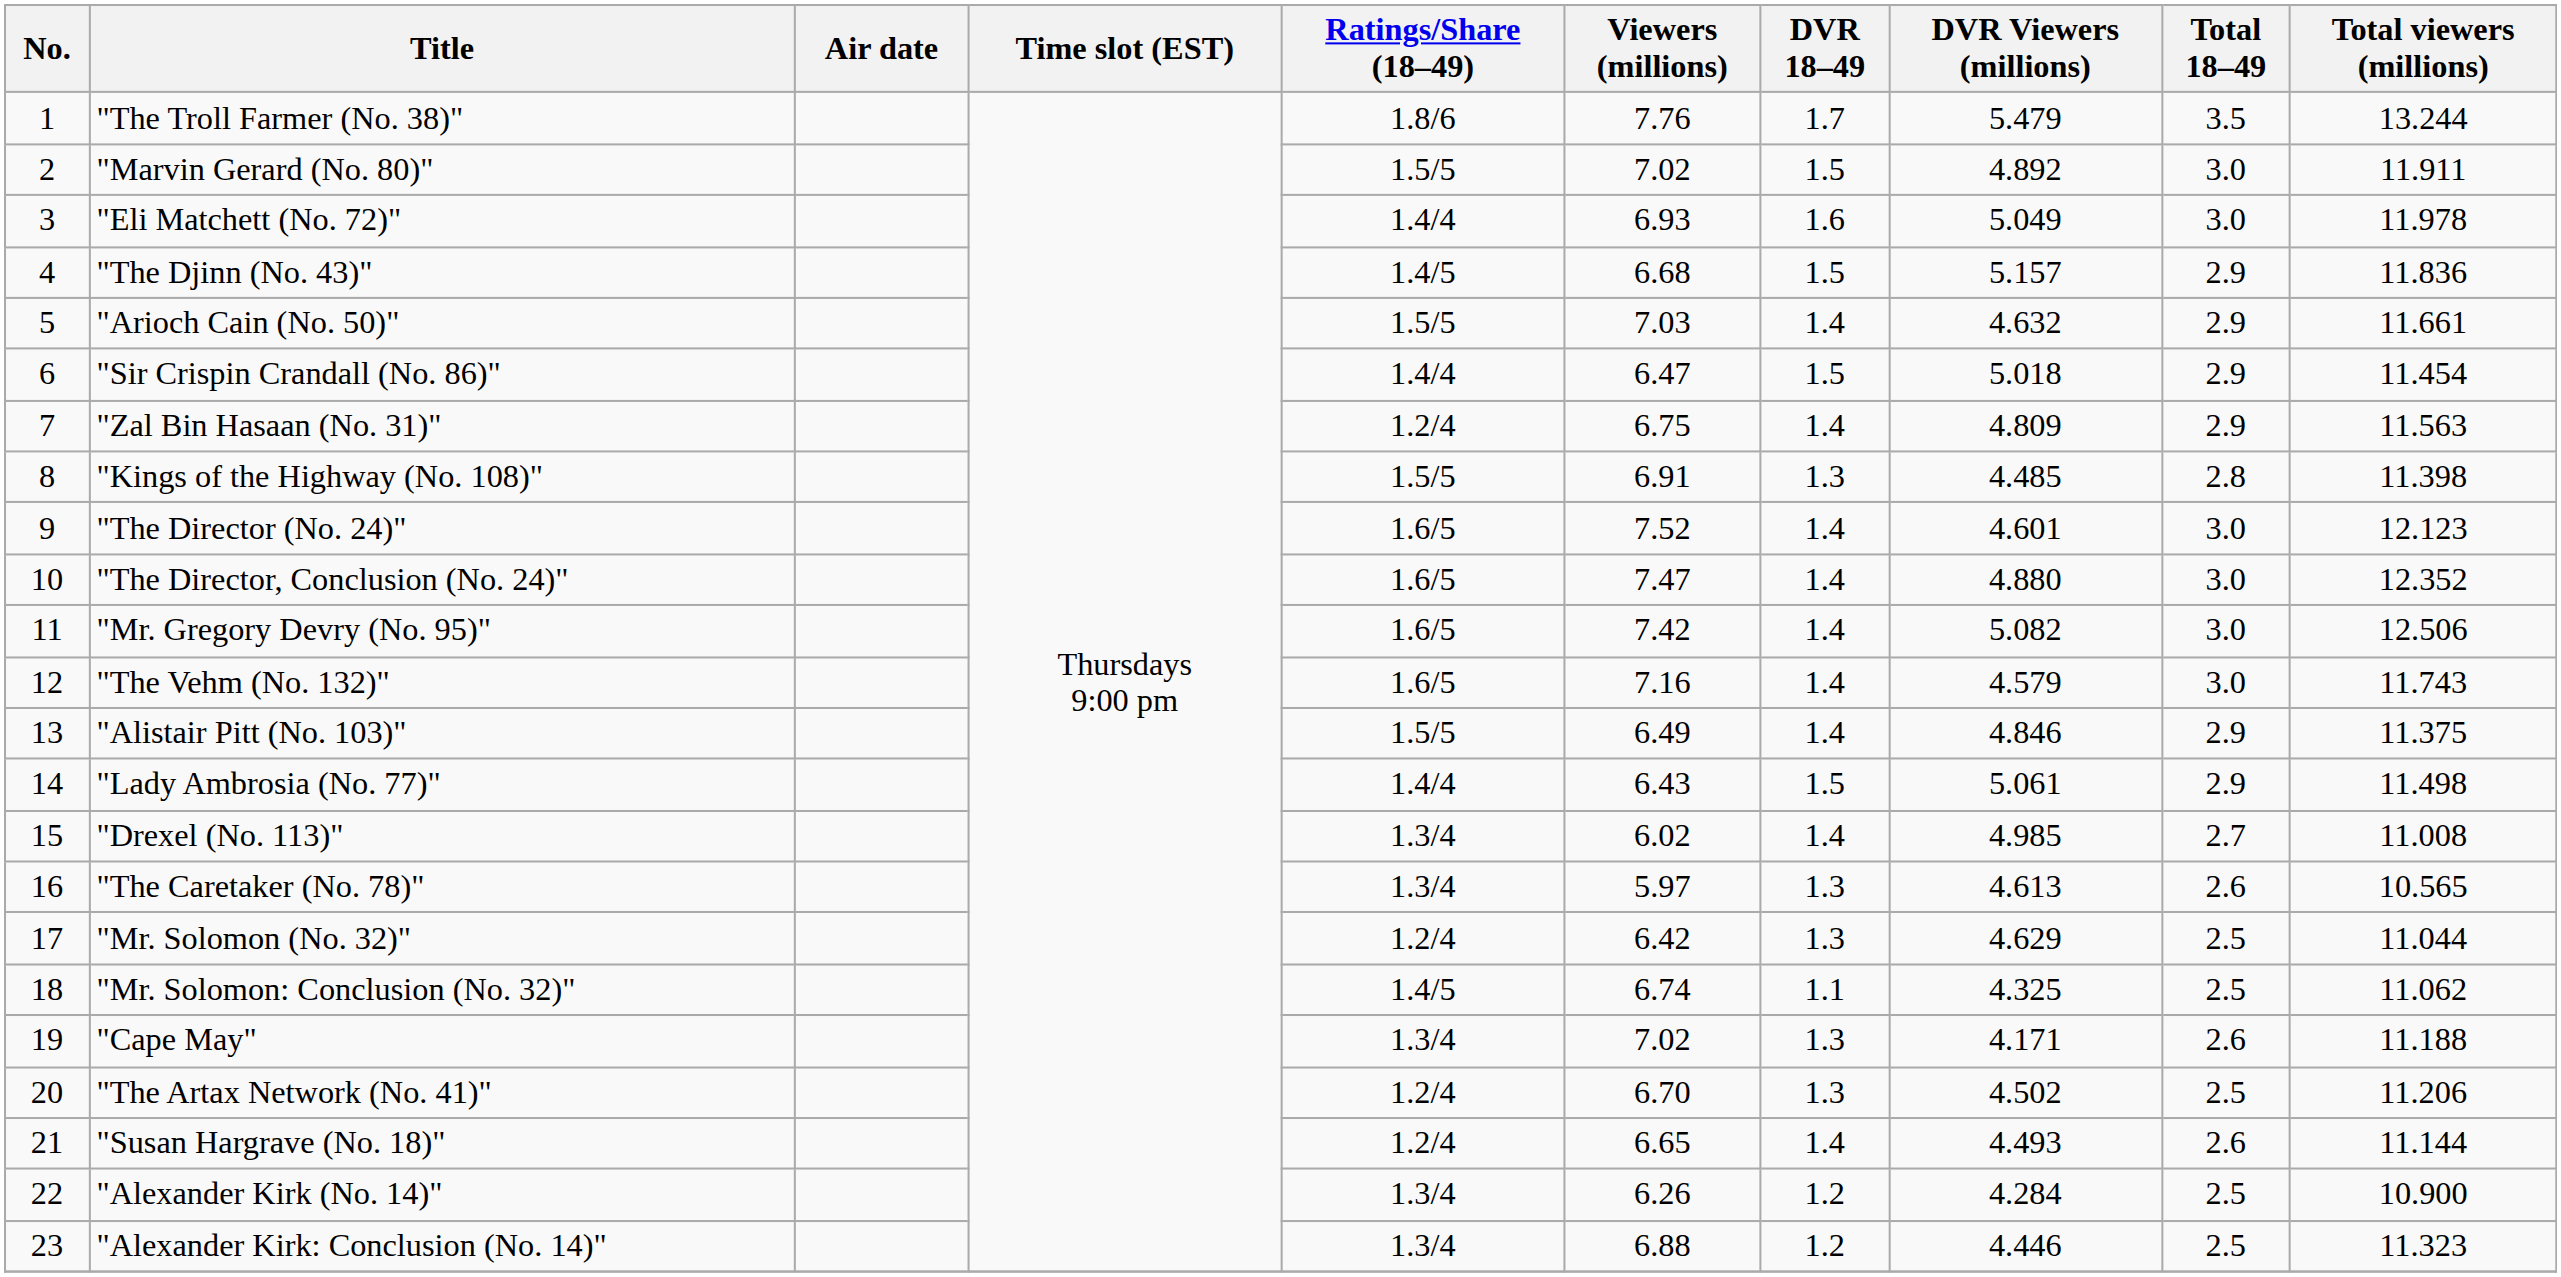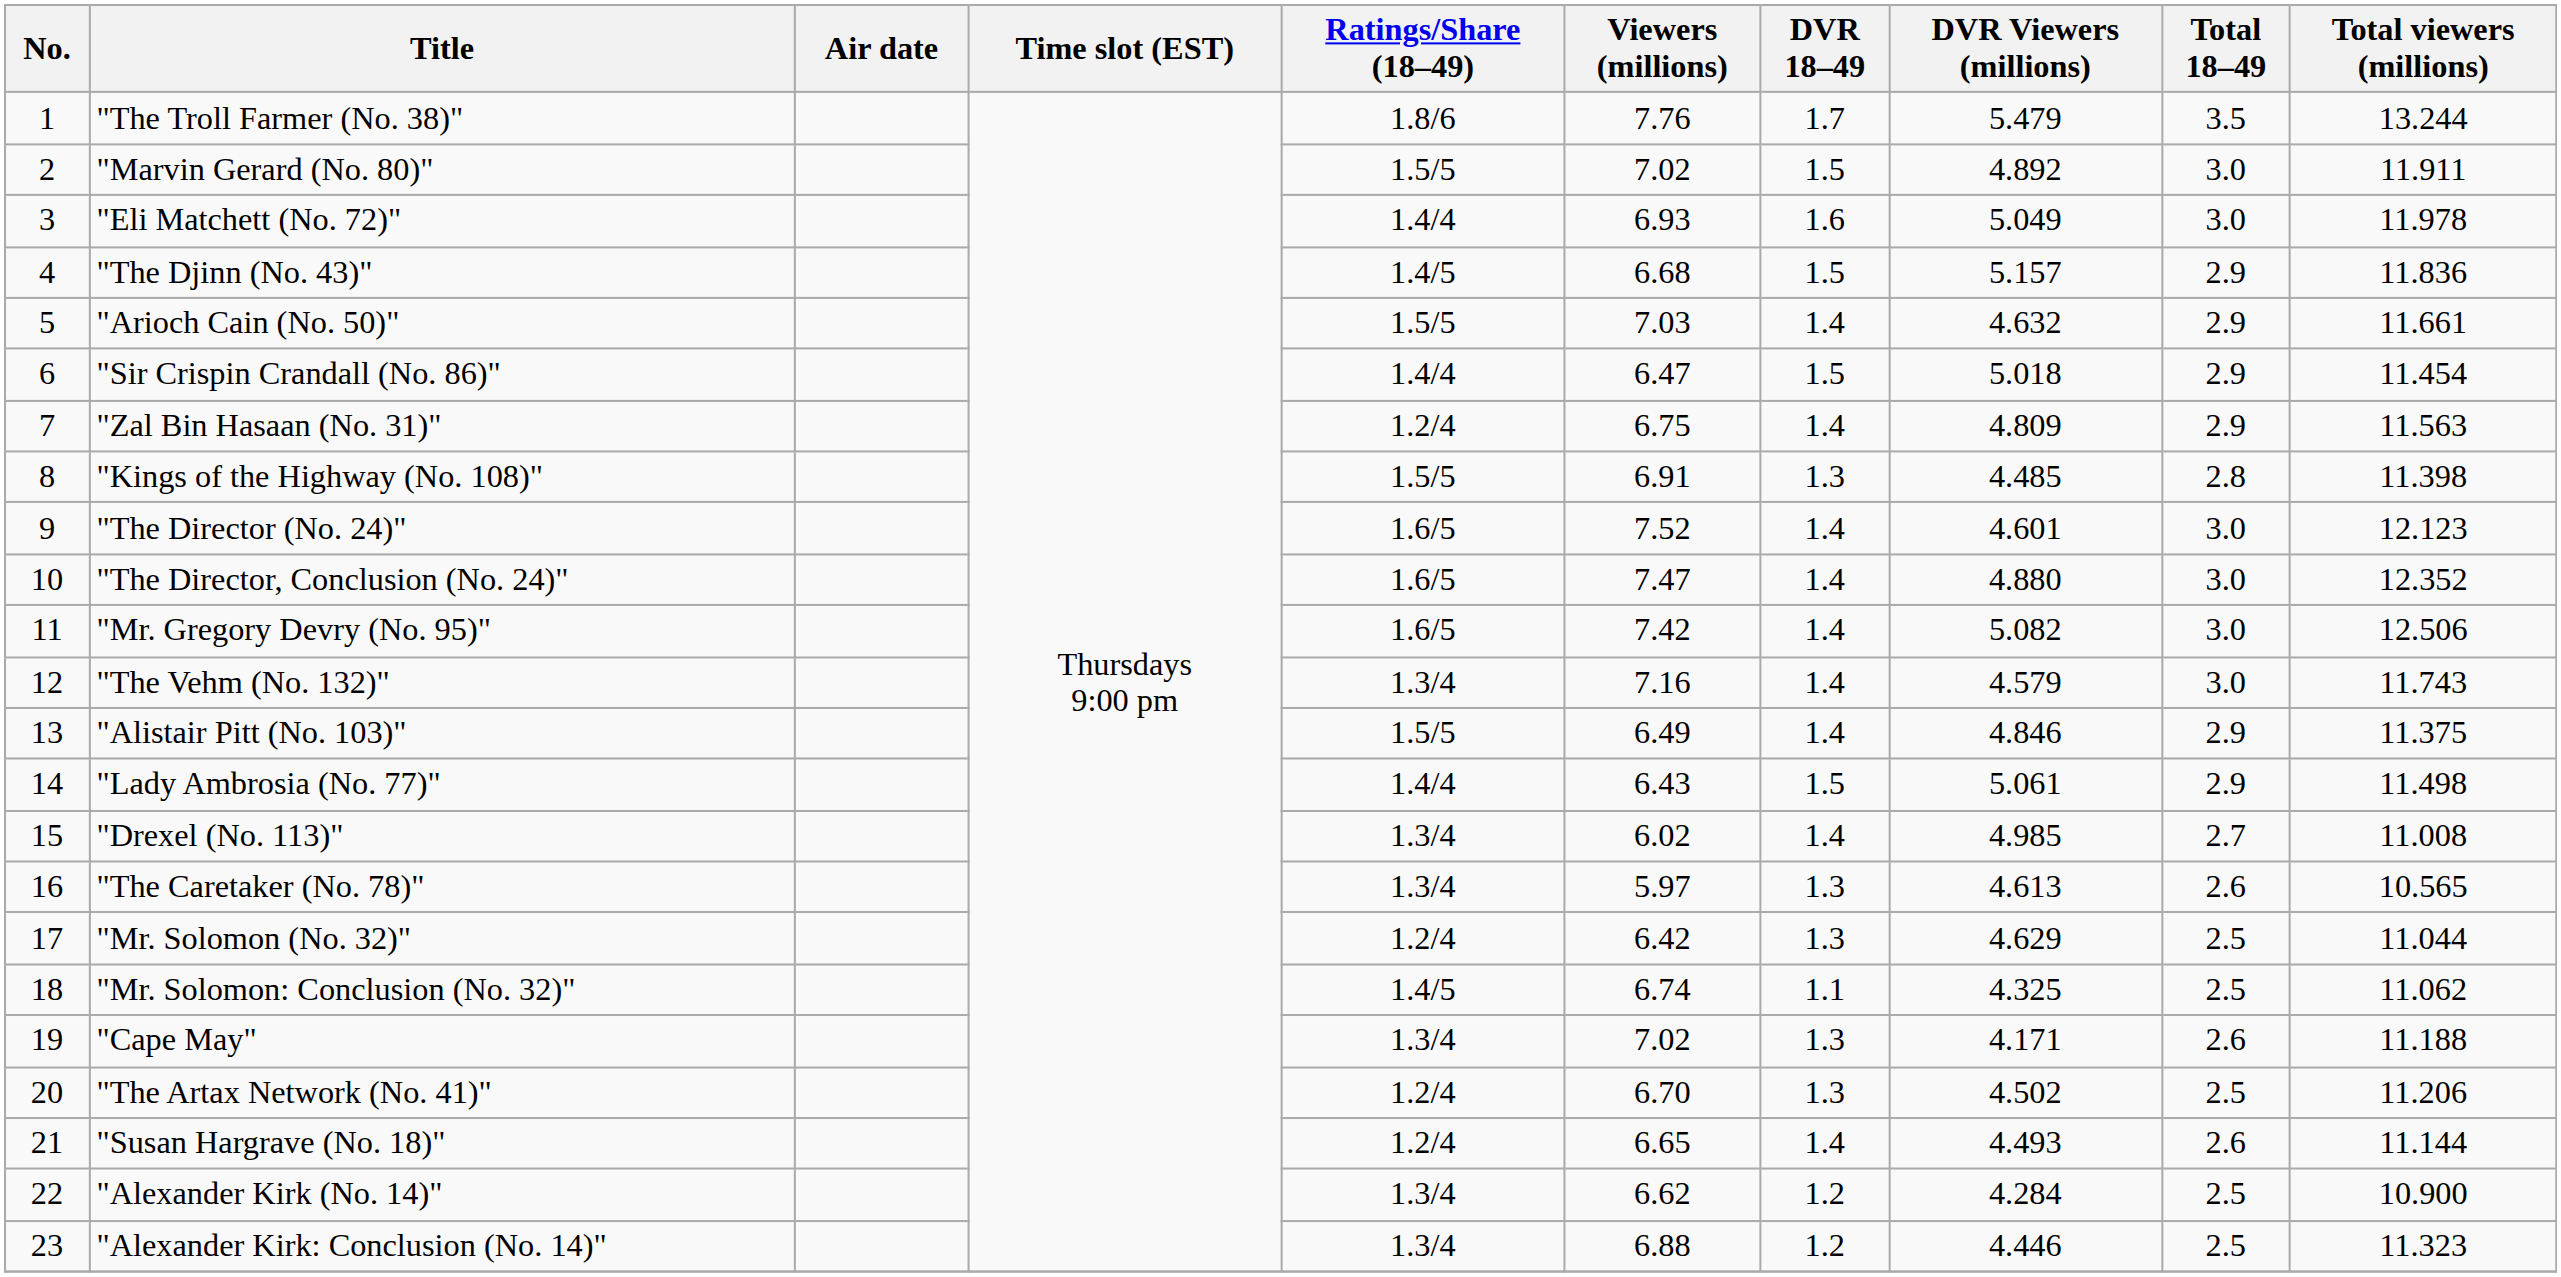(1423, 681) 1.6/5 -> (1423, 681) 1.3/4
(1662, 1194) 6.26 -> (1662, 1194) 6.62
